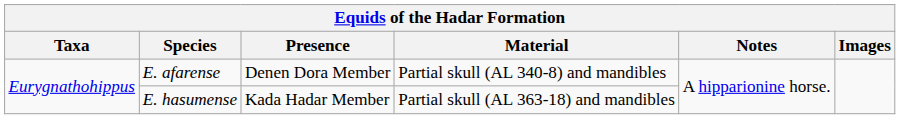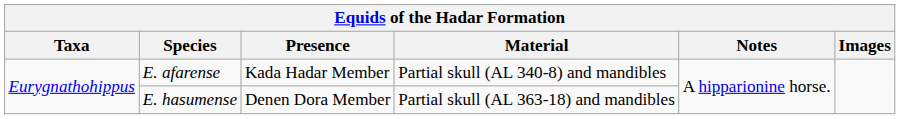(318, 72) Denen Dora Member -> (317, 72) Kada Hadar Member
(317, 99) Kada Hadar Member -> (318, 99) Denen Dora Member
